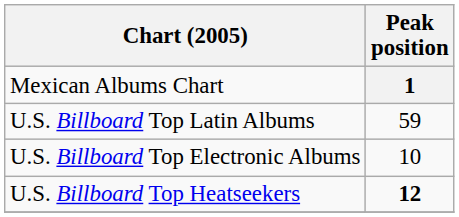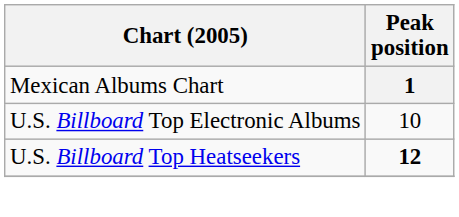- row: (162, 120)
